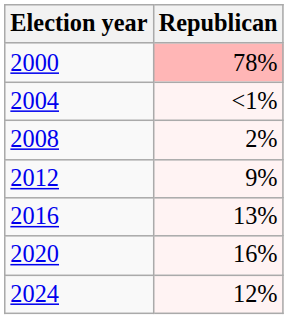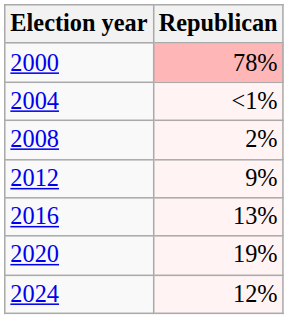(255, 255) 16% -> (255, 255) 19%
